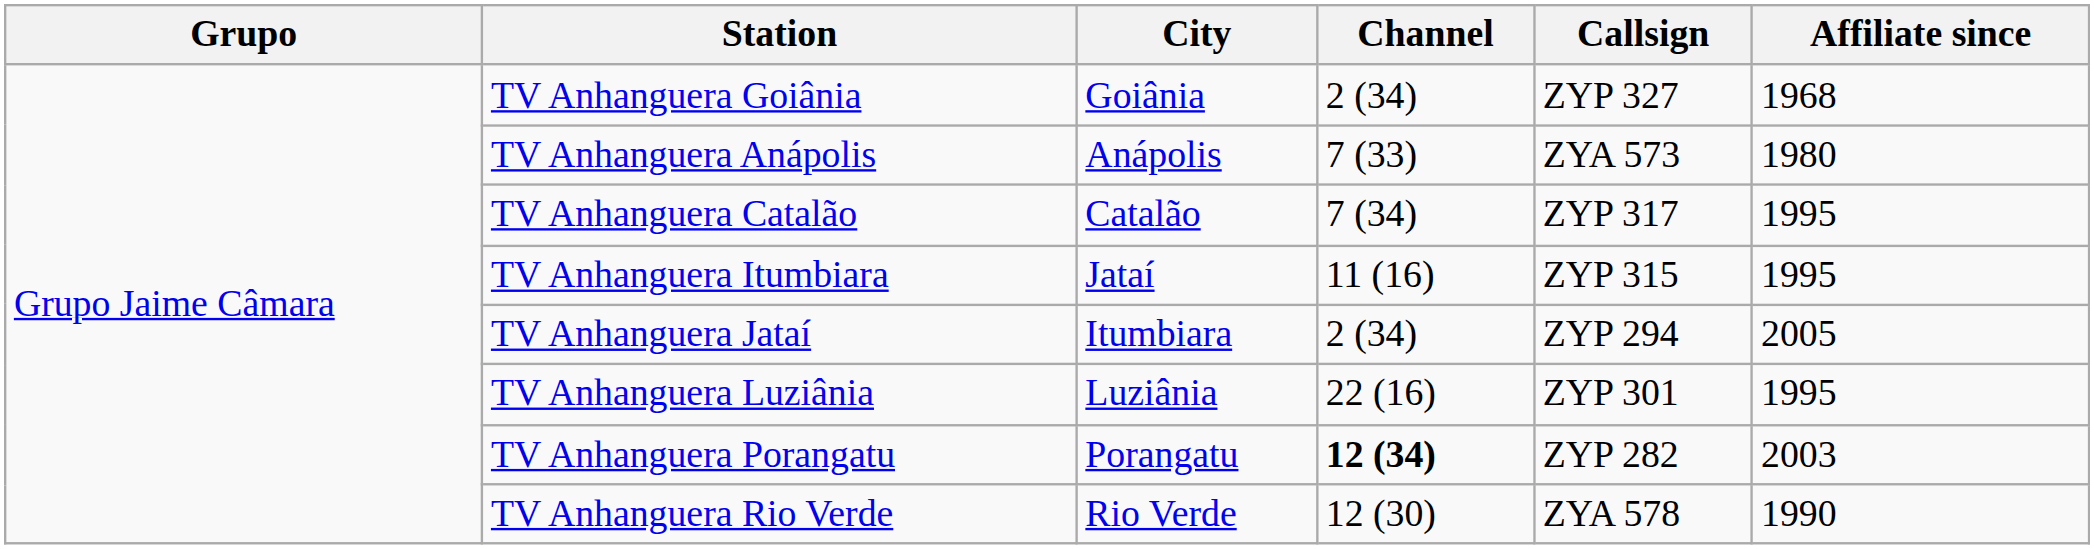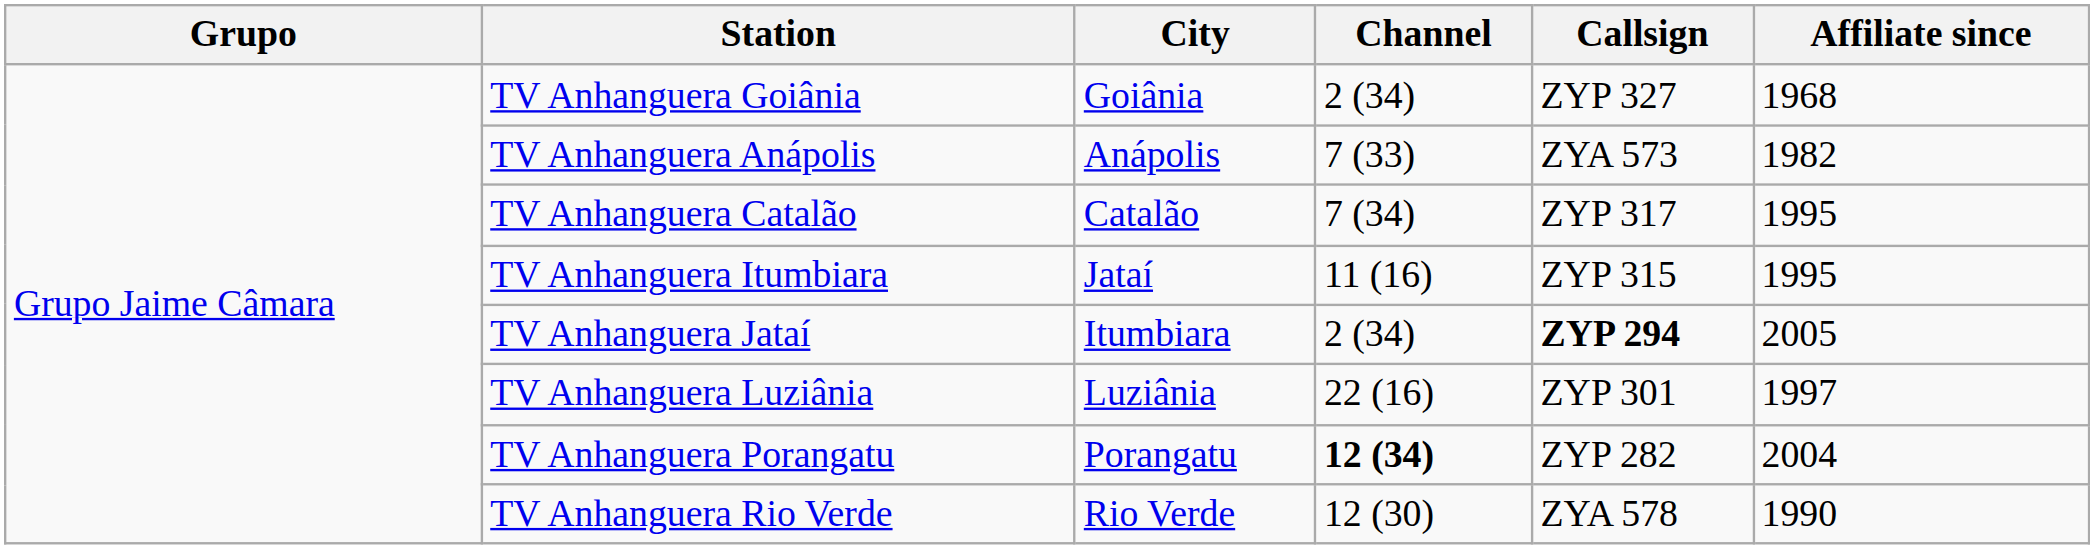(1799, 154) 1980 -> (1799, 154) 1982
(1611, 333) normal -> (1610, 333) bold
(1799, 393) 1995 -> (1799, 393) 1997
(1799, 453) 2003 -> (1799, 453) 2004
